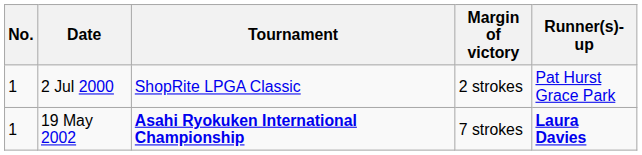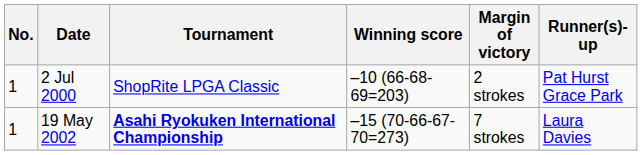+ column: (408, 35)
(561, 129) bold -> (567, 129) normal
